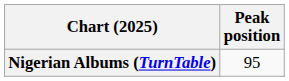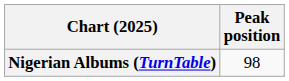(252, 62) 95 -> (252, 62) 98
